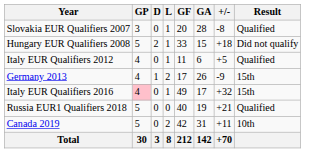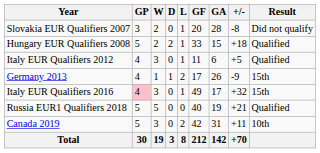+ column: (158, 12)
(256, 28) Qualified -> (282, 28) Did not qualify
(267, 44) Did not qualify -> (270, 44) Qualified
